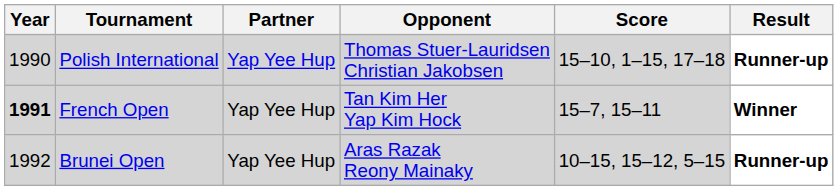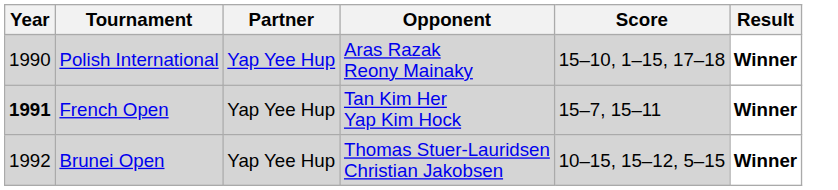(447, 60) Thomas Stuer-Lauridsen Christian Jakobsen -> (408, 60) Aras Razak Reony Mainaky
(781, 60) Runner-up -> (765, 60) Winner
(408, 161) Aras Razak Reony Mainaky -> (447, 161) Thomas Stuer-Lauridsen Christian Jakobsen
(781, 161) Runner-up -> (765, 161) Winner
